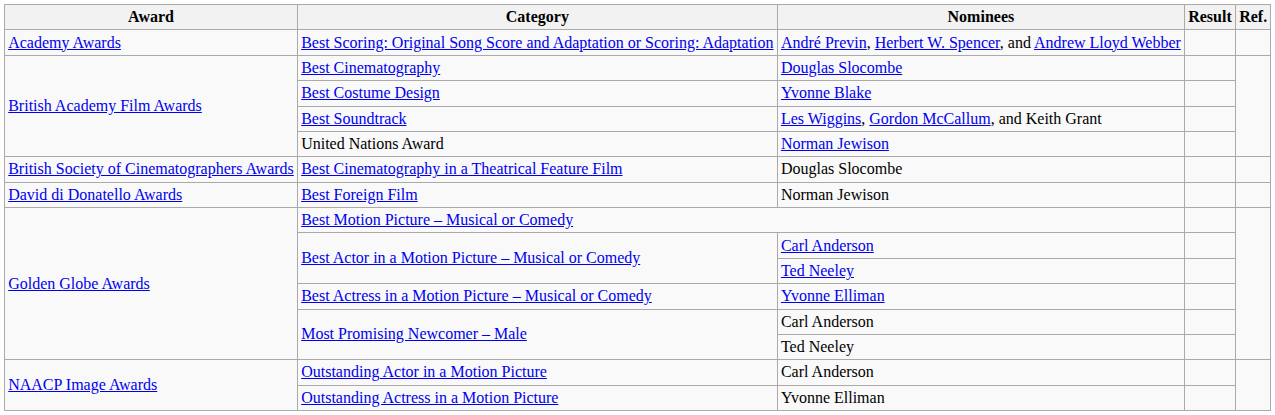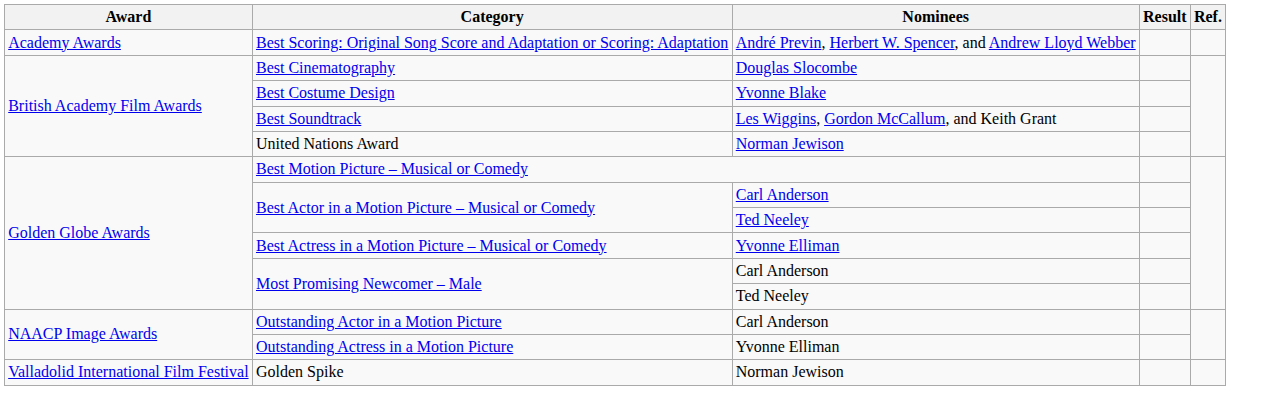- row: (462, 169)
- row: (359, 194)
+ row: (300, 372)
